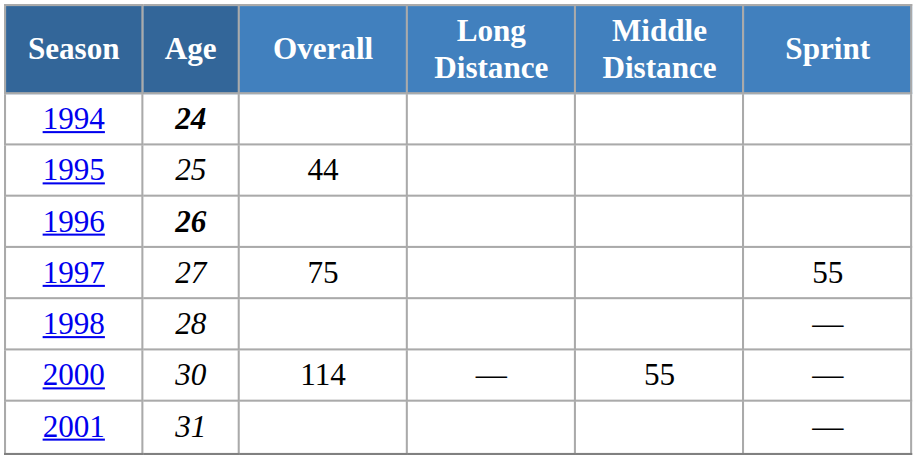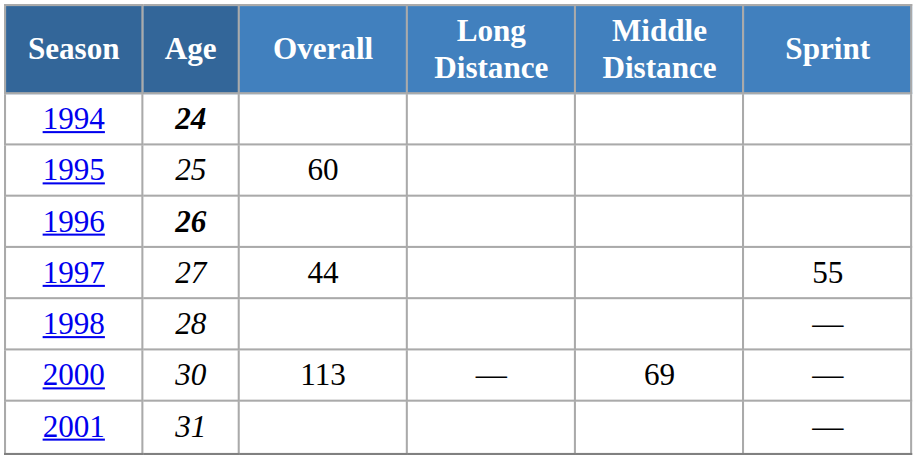(323, 170) 44 -> (323, 170) 60
(323, 272) 75 -> (323, 272) 44
(323, 375) 114 -> (323, 375) 113
(660, 375) 55 -> (660, 375) 69
